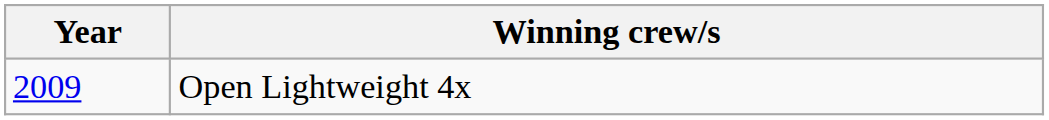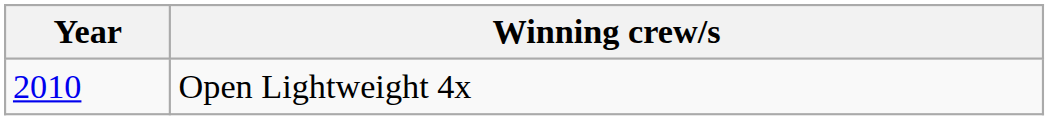(47, 85) 2009 -> (47, 85) 2010
